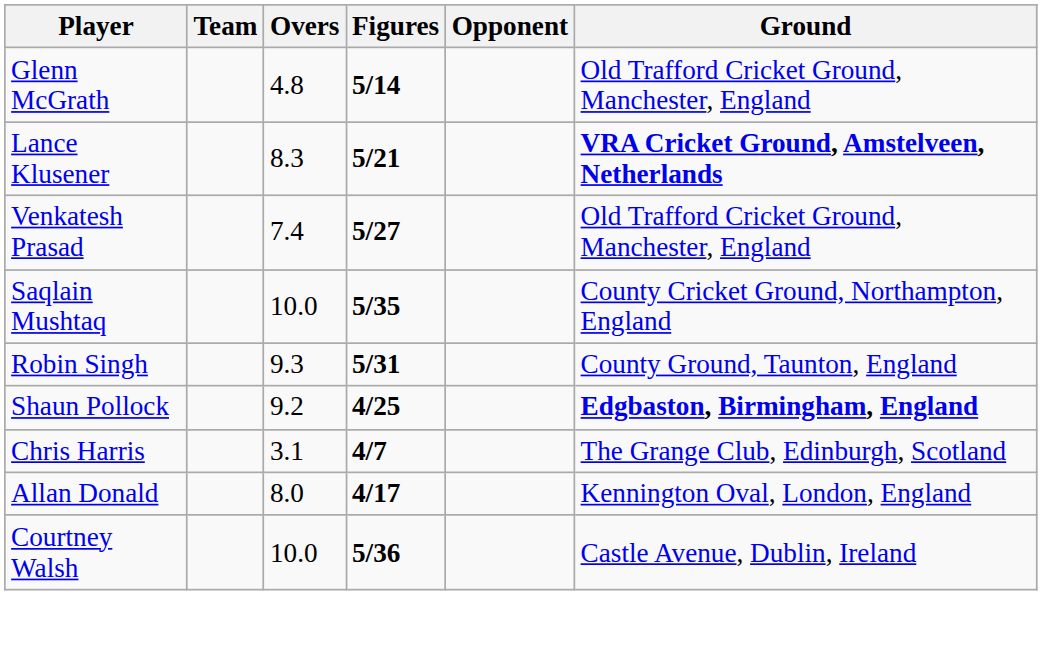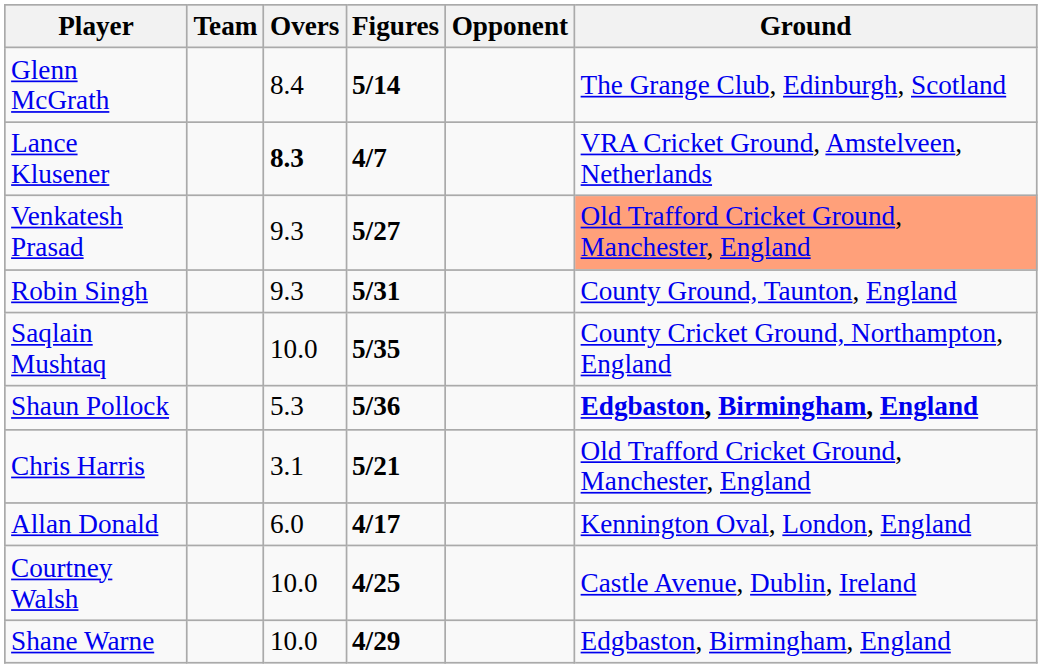(287, 84) 4.8 -> (287, 84) 8.4
(741, 84) Old Trafford Cricket Ground, Manchester, England -> (793, 84) The Grange Club, Edinburgh, Scotland
(287, 158) normal -> (287, 158) bold
(376, 158) 5/21 -> (369, 158) 4/7
(782, 158) bold -> (771, 158) normal
(287, 231) 7.4 -> (287, 231) 9.3
(741, 231) no background -> (741, 231) lightsalmon background
rows swapped: (80, 364) <-> (59, 305)
(287, 407) 9.2 -> (287, 407) 5.3
(376, 407) 4/25 -> (376, 407) 5/36
(369, 450) 4/7 -> (376, 465) 5/21
(793, 450) The Grange Club, Edinburgh, Scotland -> (741, 465) Old Trafford Cricket Ground, Manchester, England
(287, 493) 8.0 -> (287, 524) 6.0
(376, 552) 5/36 -> (376, 582) 4/25
+ row: (83, 641)
